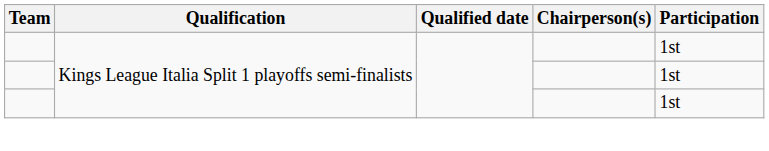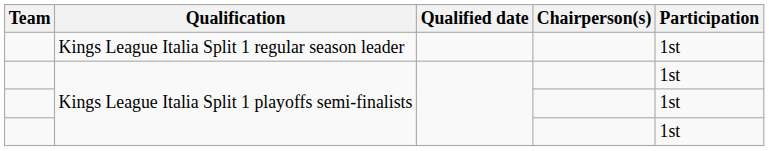+ row: (30, 47)
